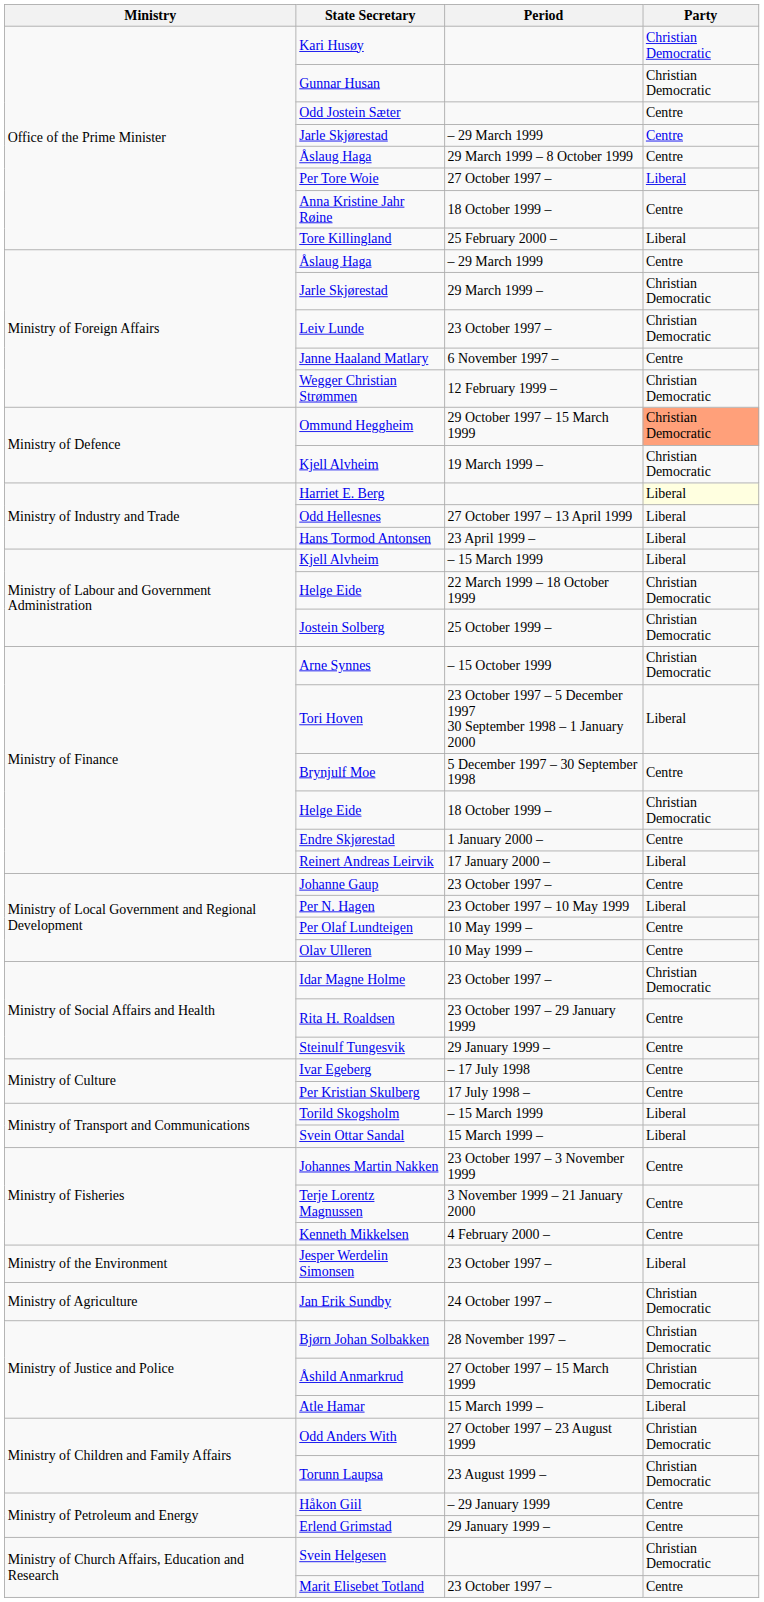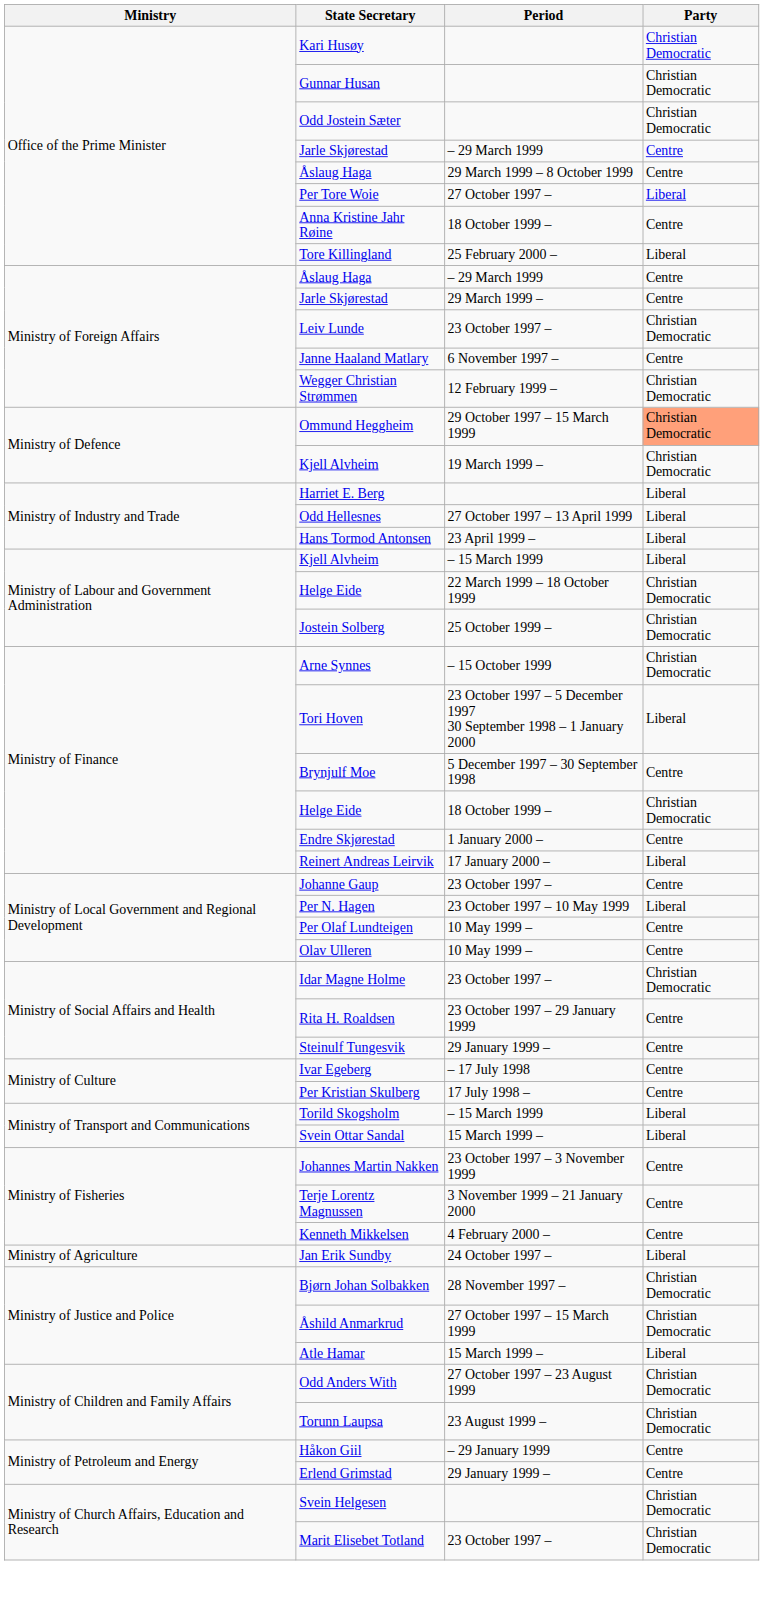(664, 113) Centre -> (678, 120) Christian Democratic
(678, 291) Christian Democratic -> (664, 298) Centre
(666, 494) lightyellow background -> (666, 494) no background
- row: (344, 1263)
(678, 1301) Christian Democratic -> (666, 1255) Liberal
(664, 1586) Centre -> (678, 1540) Christian Democratic
